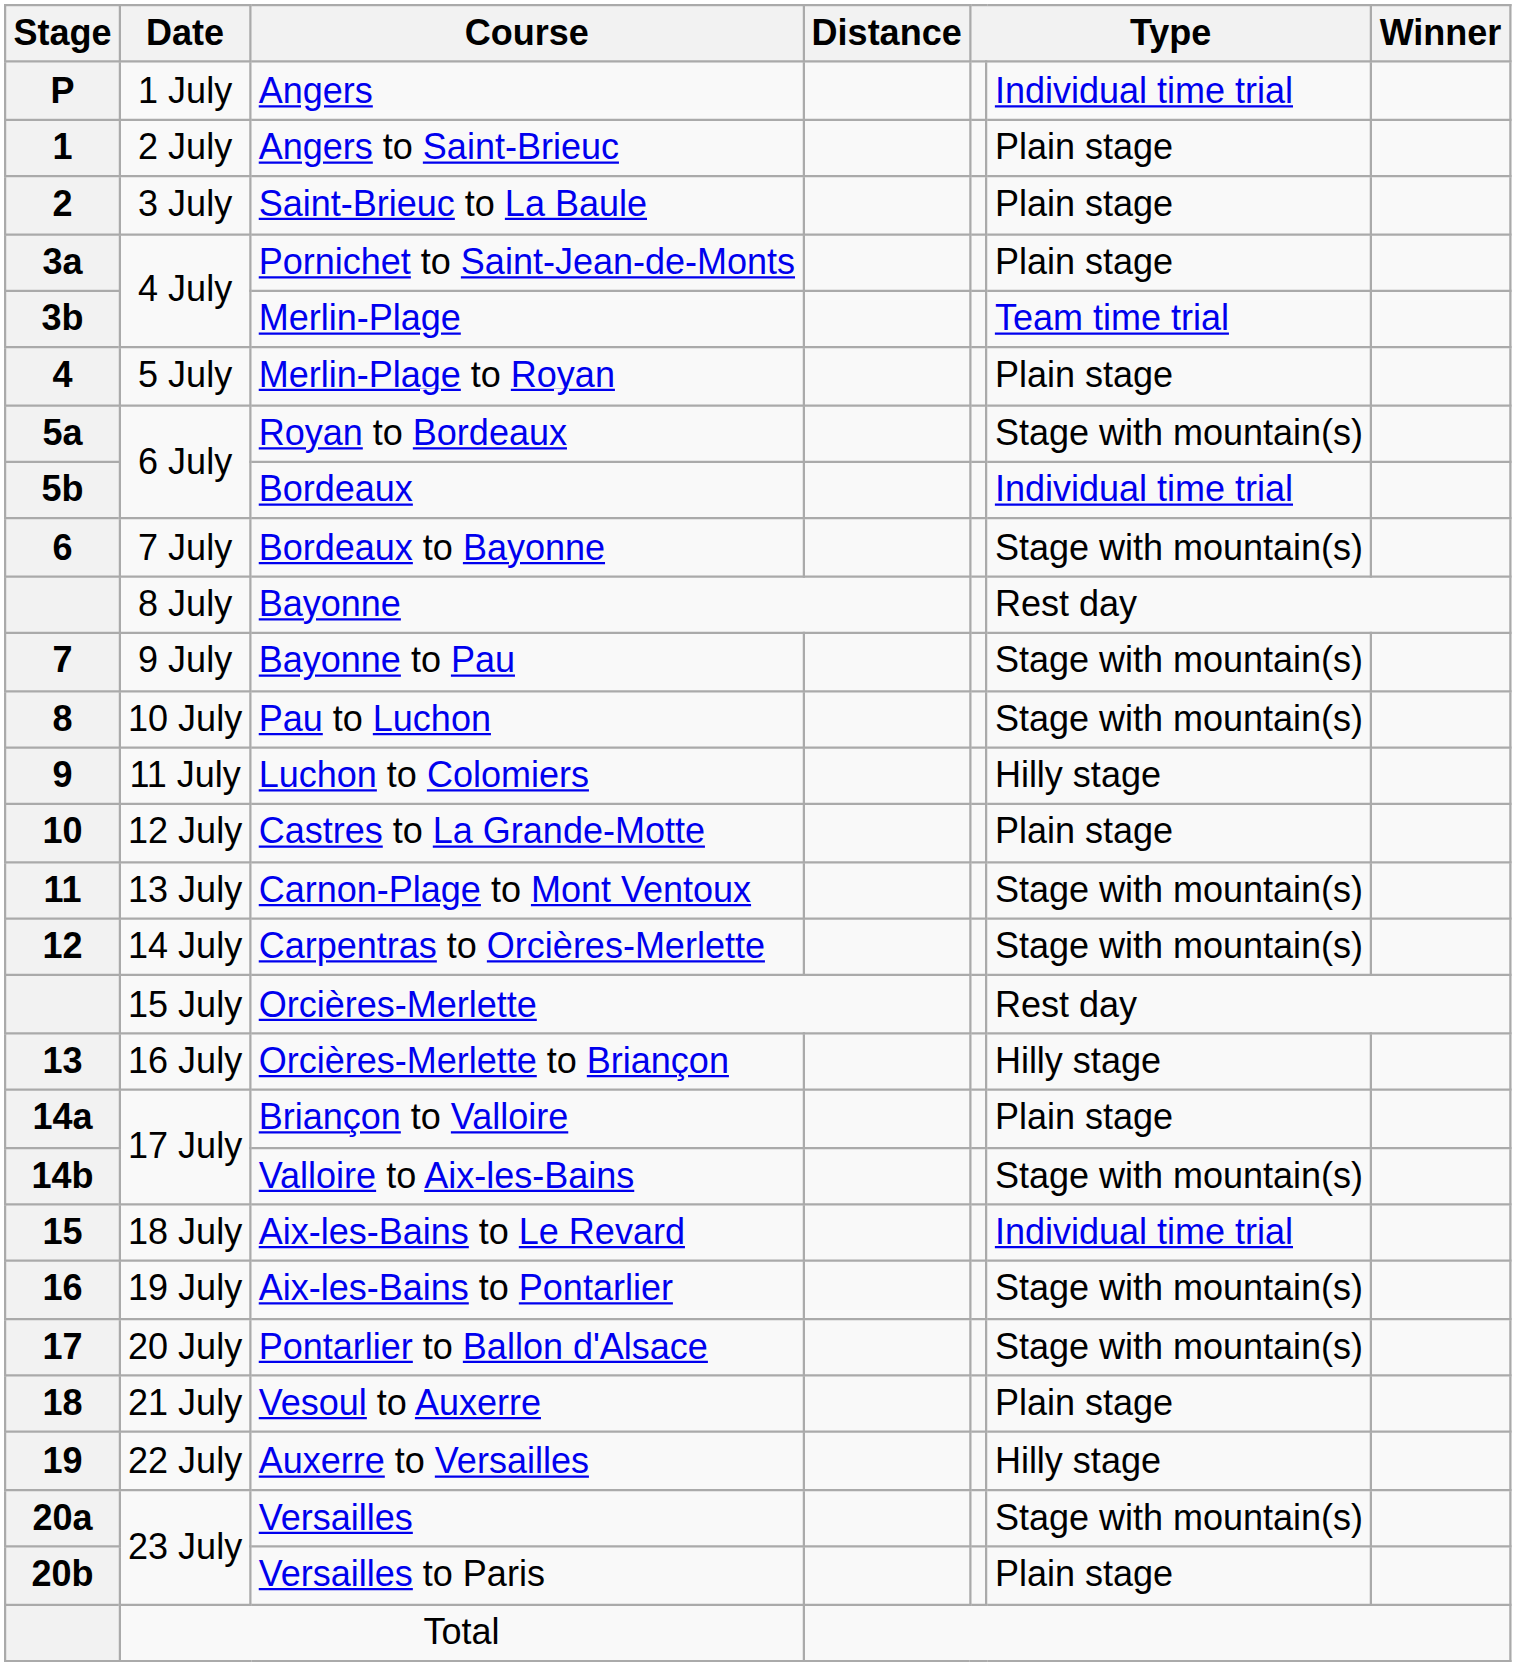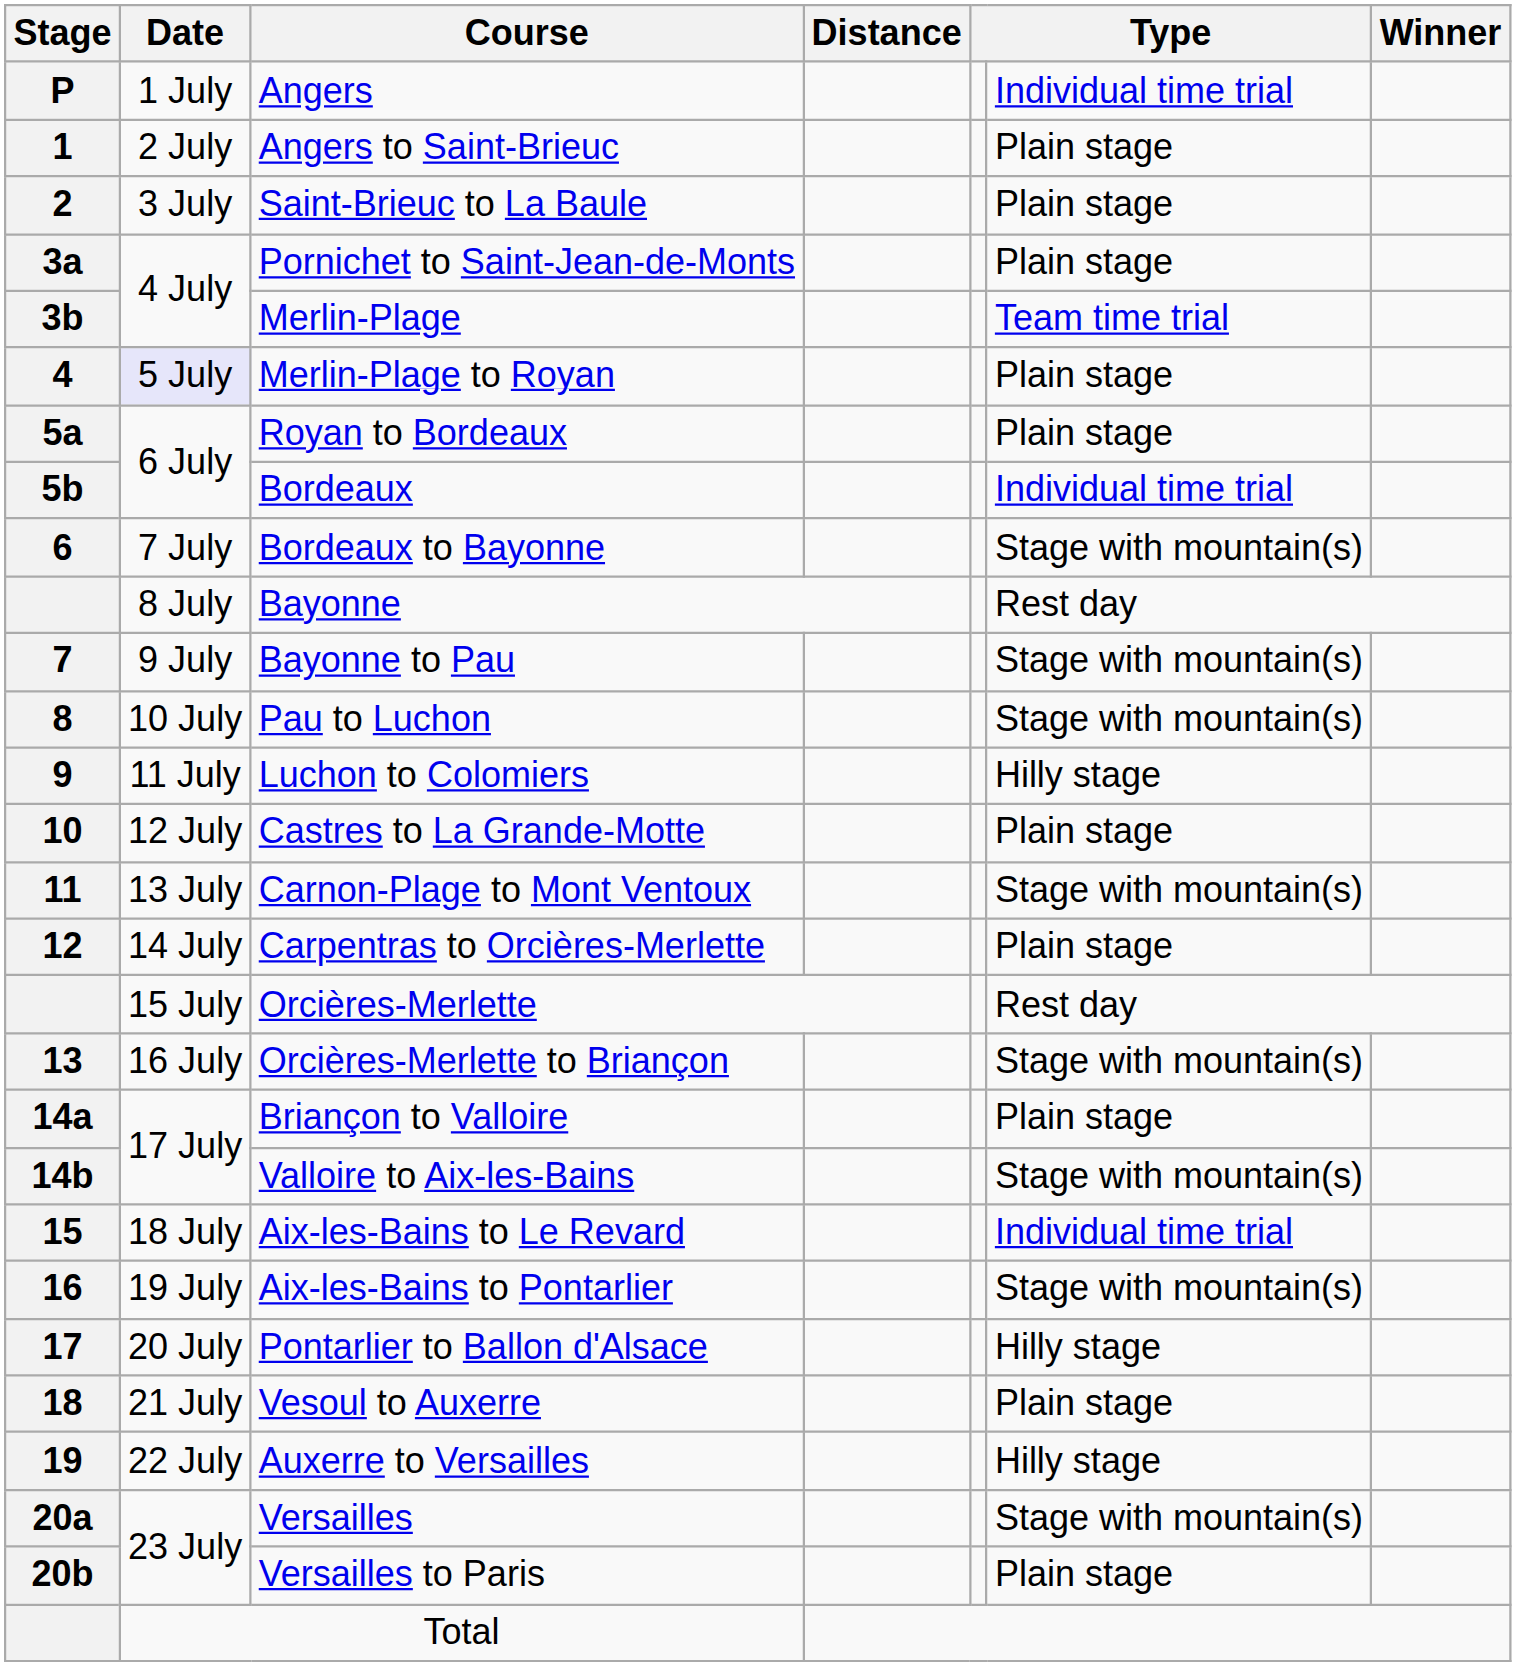(185, 375) no background -> (185, 375) lavender background
(1179, 432) Stage with mountain(s) -> (1084, 432) Plain stage
(1179, 946) Stage with mountain(s) -> (1084, 946) Plain stage
(1078, 1060) Hilly stage -> (1179, 1060) Stage with mountain(s)
(1179, 1346) Stage with mountain(s) -> (1078, 1346) Hilly stage
